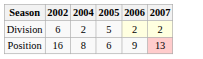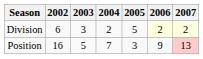+ column: (83, 12)
(83, 45) 8 -> (109, 45) 7
(109, 45) 6 -> (135, 45) 3
